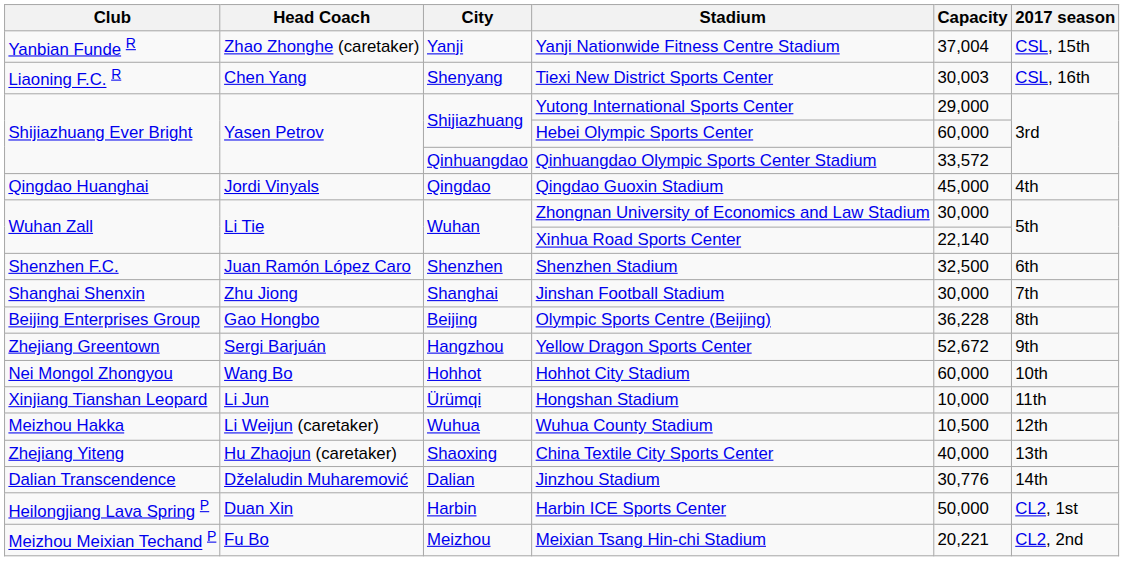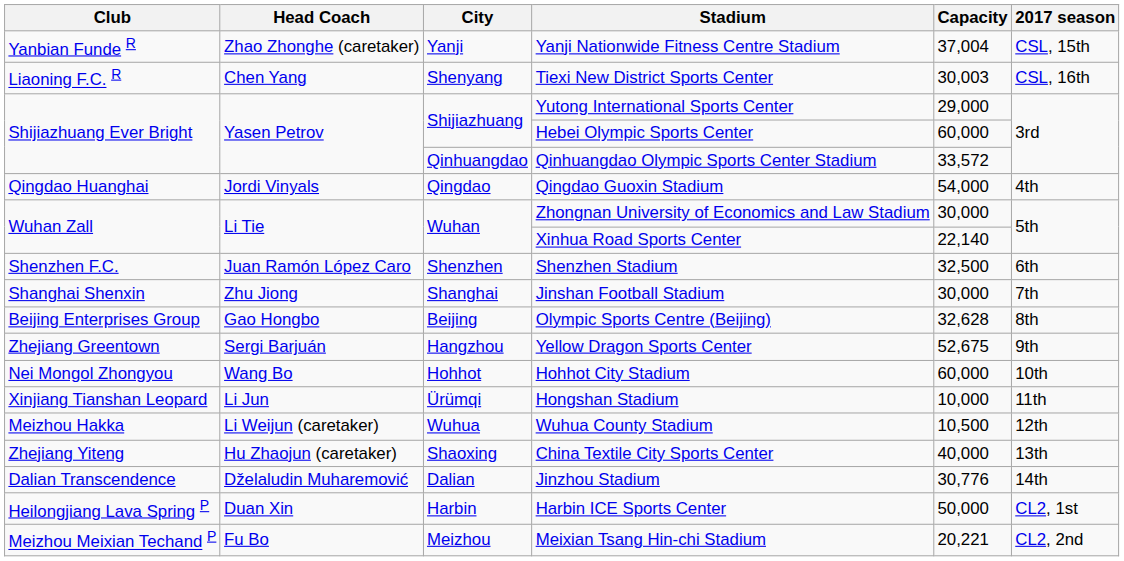(963, 186) 45,000 -> (963, 186) 54,000
(963, 319) 36,228 -> (963, 319) 32,628
(963, 346) 52,672 -> (963, 346) 52,675
